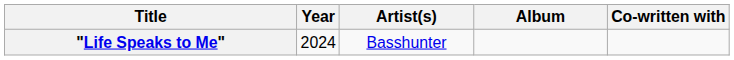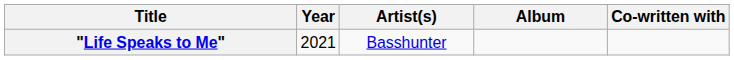(318, 42) 2024 -> (318, 42) 2021
